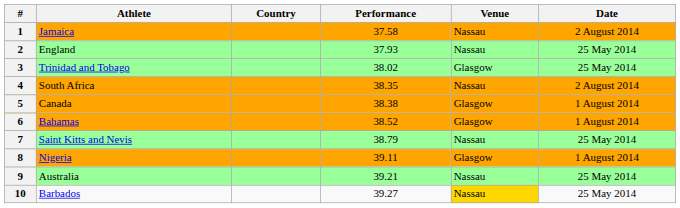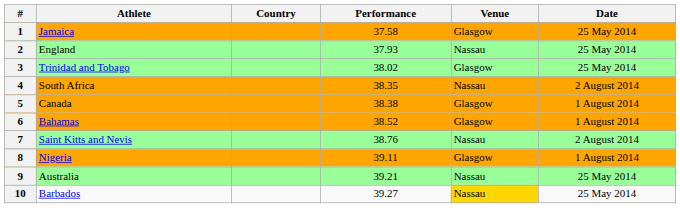(469, 31) Nassau -> (473, 31) Glasgow
(607, 31) 2 August 2014 -> (607, 31) 25 May 2014
(386, 140) 38.79 -> (386, 140) 38.76
(607, 140) 25 May 2014 -> (607, 140) 2 August 2014
